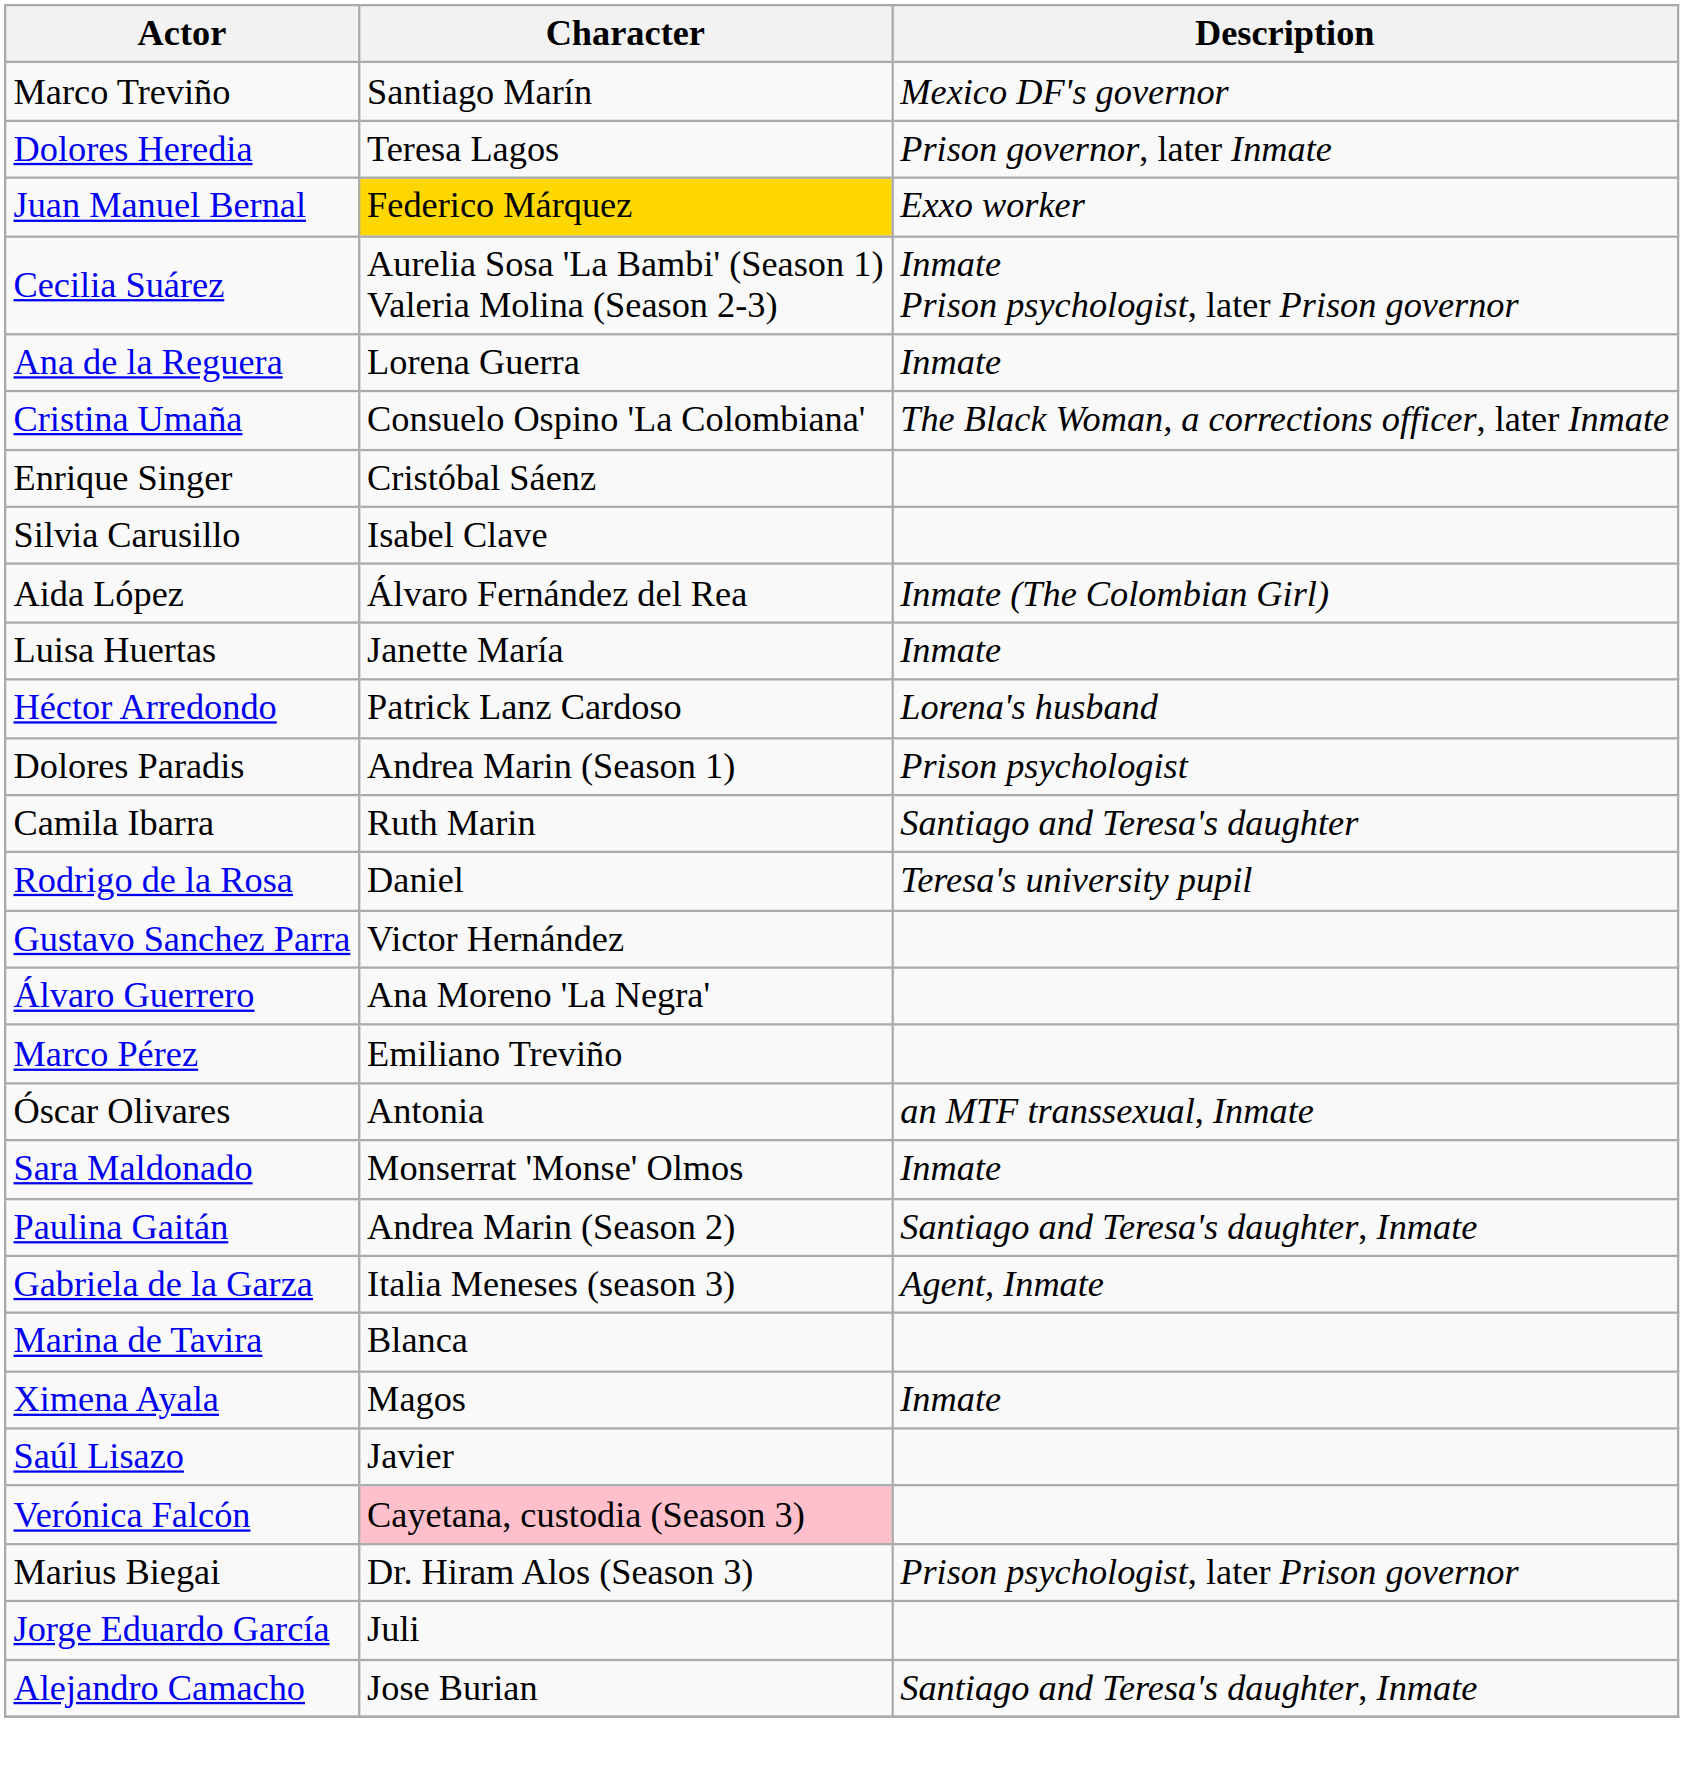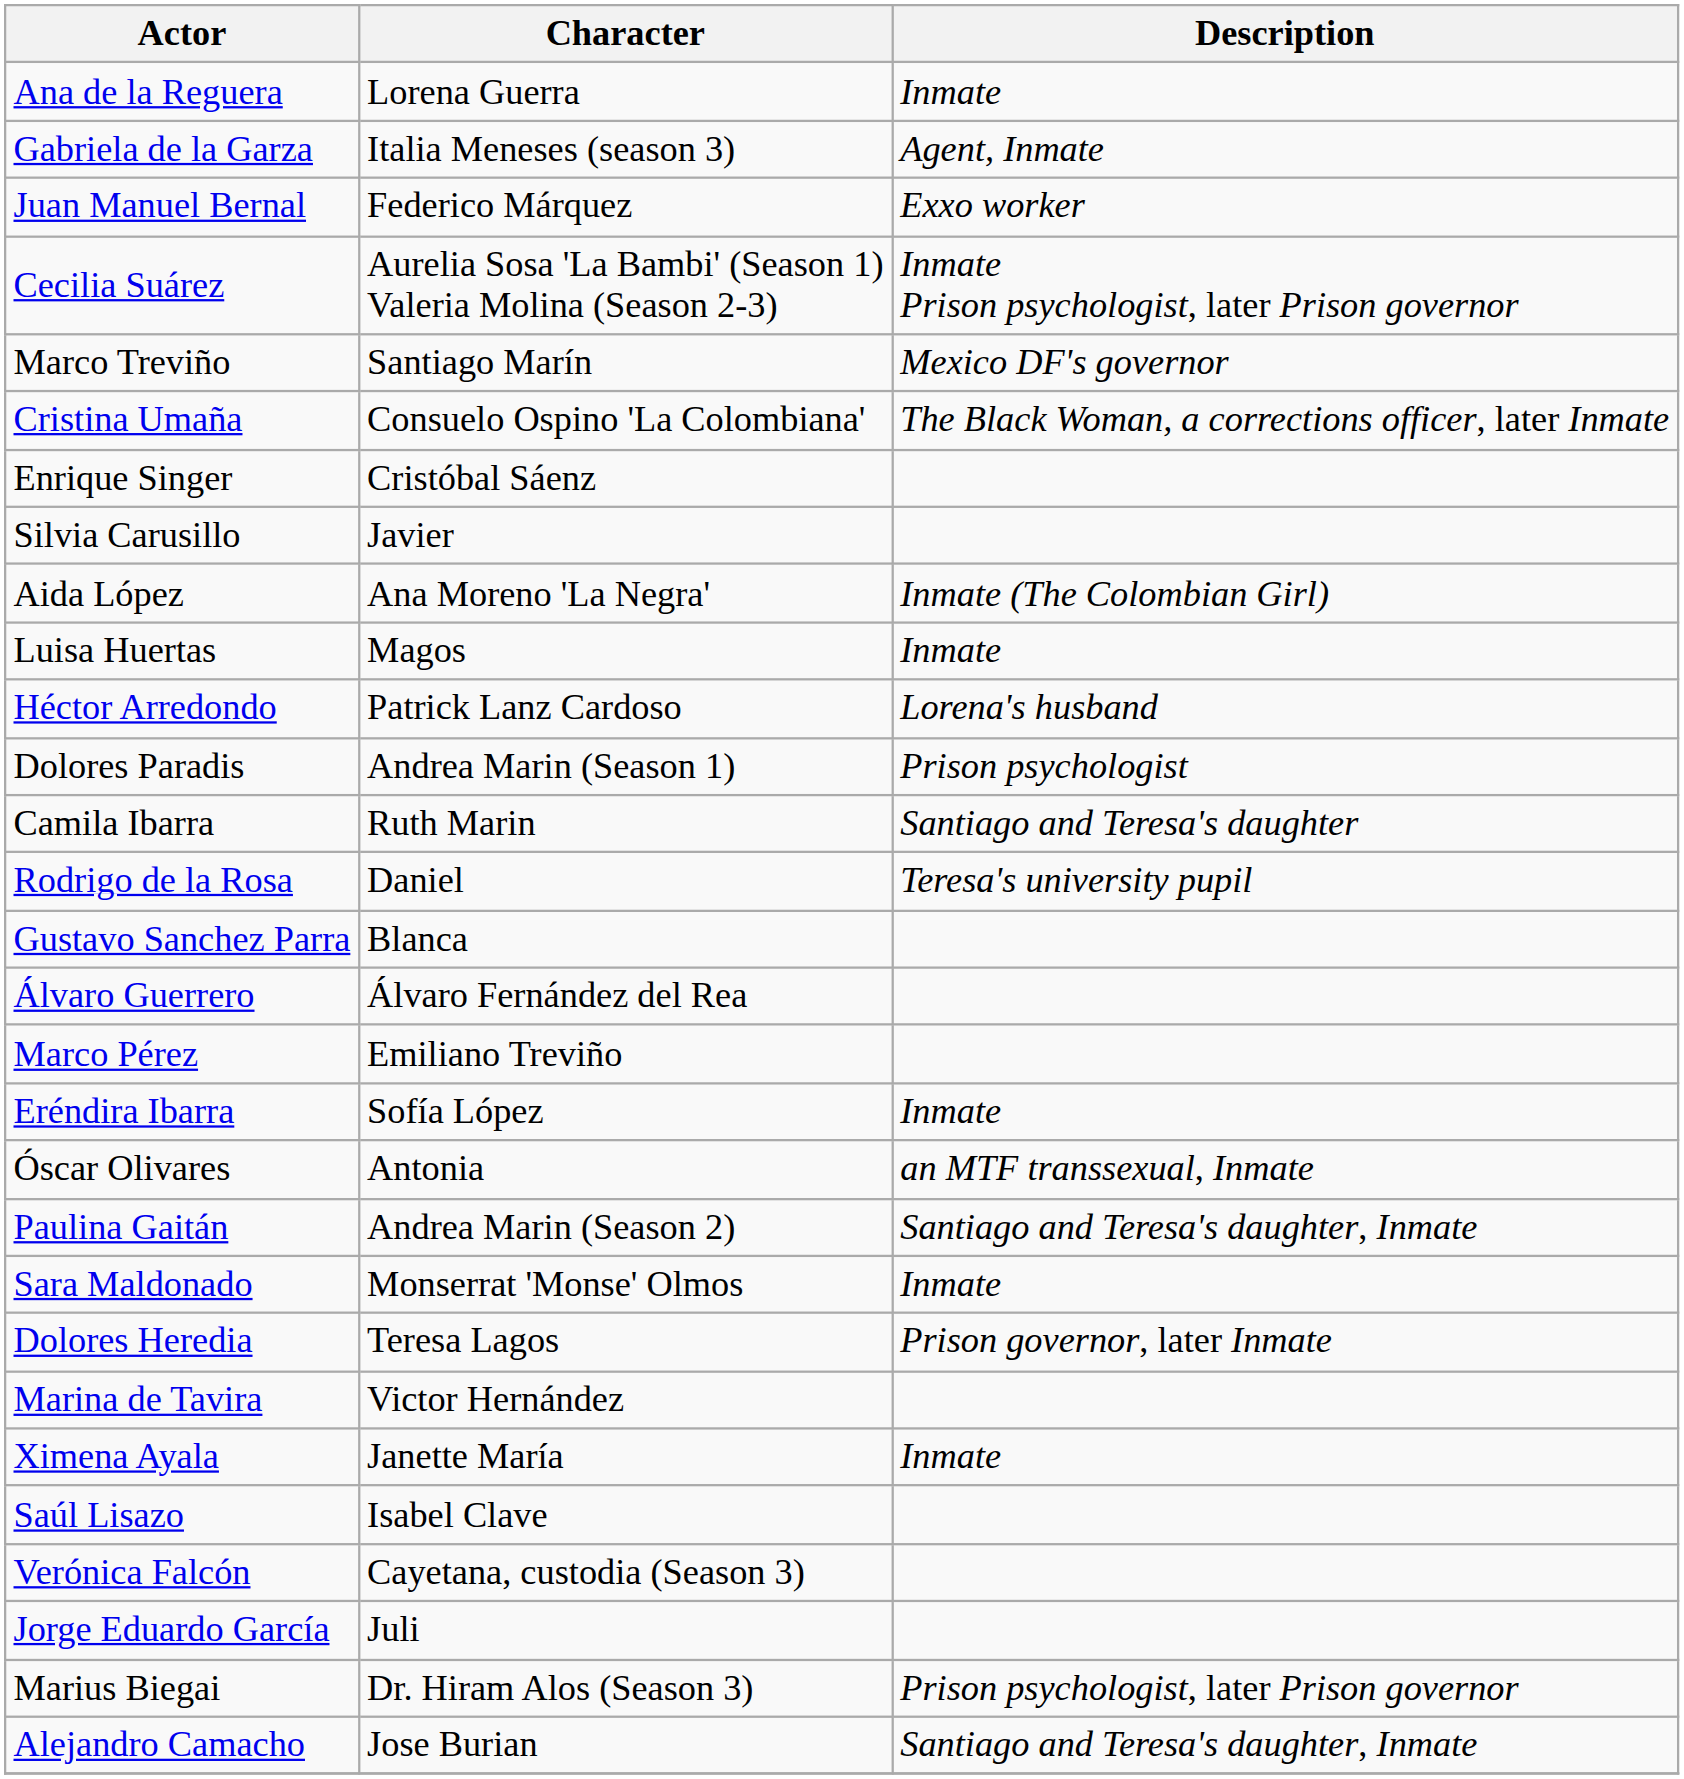rows swapped: (148, 362) <-> (122, 90)
rows swapped: (133, 148) <-> (163, 1283)
(500, 206) gold background -> (500, 206) no background
(457, 534) Isabel Clave -> (410, 534) Javier
(557, 592) Álvaro Fernández del Rea -> (539, 592) Ana Moreno 'La Negra'
(465, 650) Janette María -> (417, 650) Magos
(496, 938) Victor Hernández -> (418, 938) Blanca
(539, 995) Ana Moreno 'La Negra' -> (557, 995) Álvaro Fernández del Rea
+ row: (124, 1110)
rows swapped: (121, 1226) <-> (133, 1168)
(418, 1341) Blanca -> (496, 1398) Victor Hernández
(417, 1398) Magos -> (465, 1456) Janette María
(410, 1456) Javier -> (457, 1514) Isabel Clave
(586, 1514) pink background -> (586, 1571) no background
rows swapped: (117, 1571) <-> (172, 1629)
